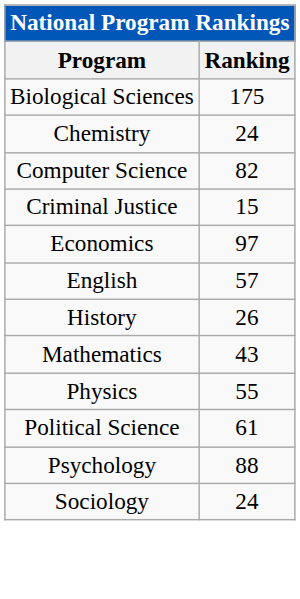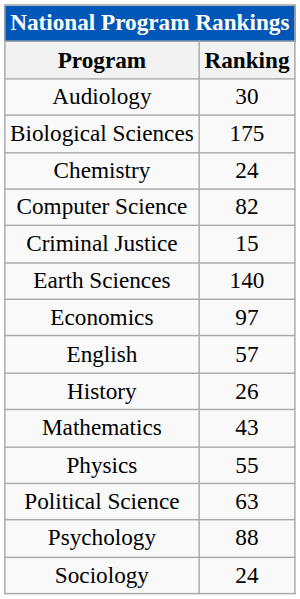+ row: (102, 96)
+ row: (102, 280)
(247, 427) 61 -> (247, 501) 63
